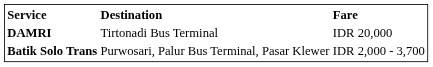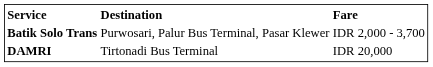rows swapped: (52, 51) <-> (29, 33)
